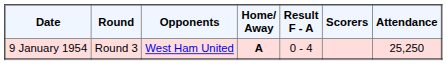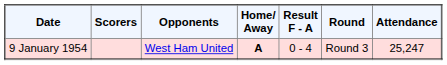columns swapped: (116, 22) <-> (347, 22)
(407, 49) 25,250 -> (407, 49) 25,247
